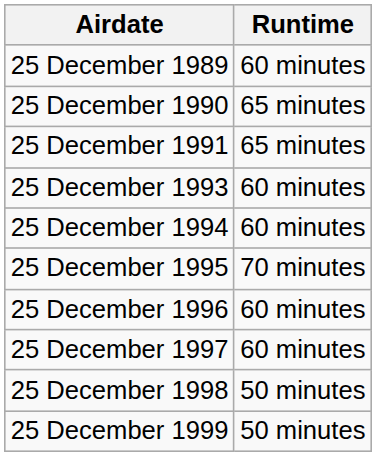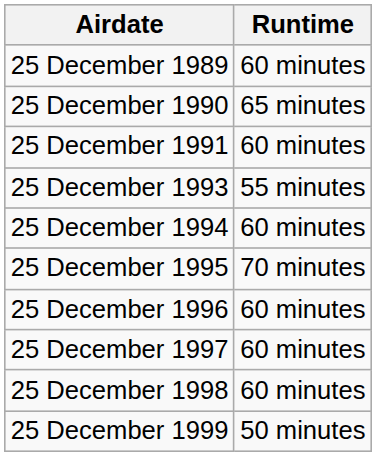(303, 146) 65 minutes -> (303, 146) 60 minutes
(303, 187) 60 minutes -> (303, 187) 55 minutes
(303, 390) 50 minutes -> (303, 390) 60 minutes
